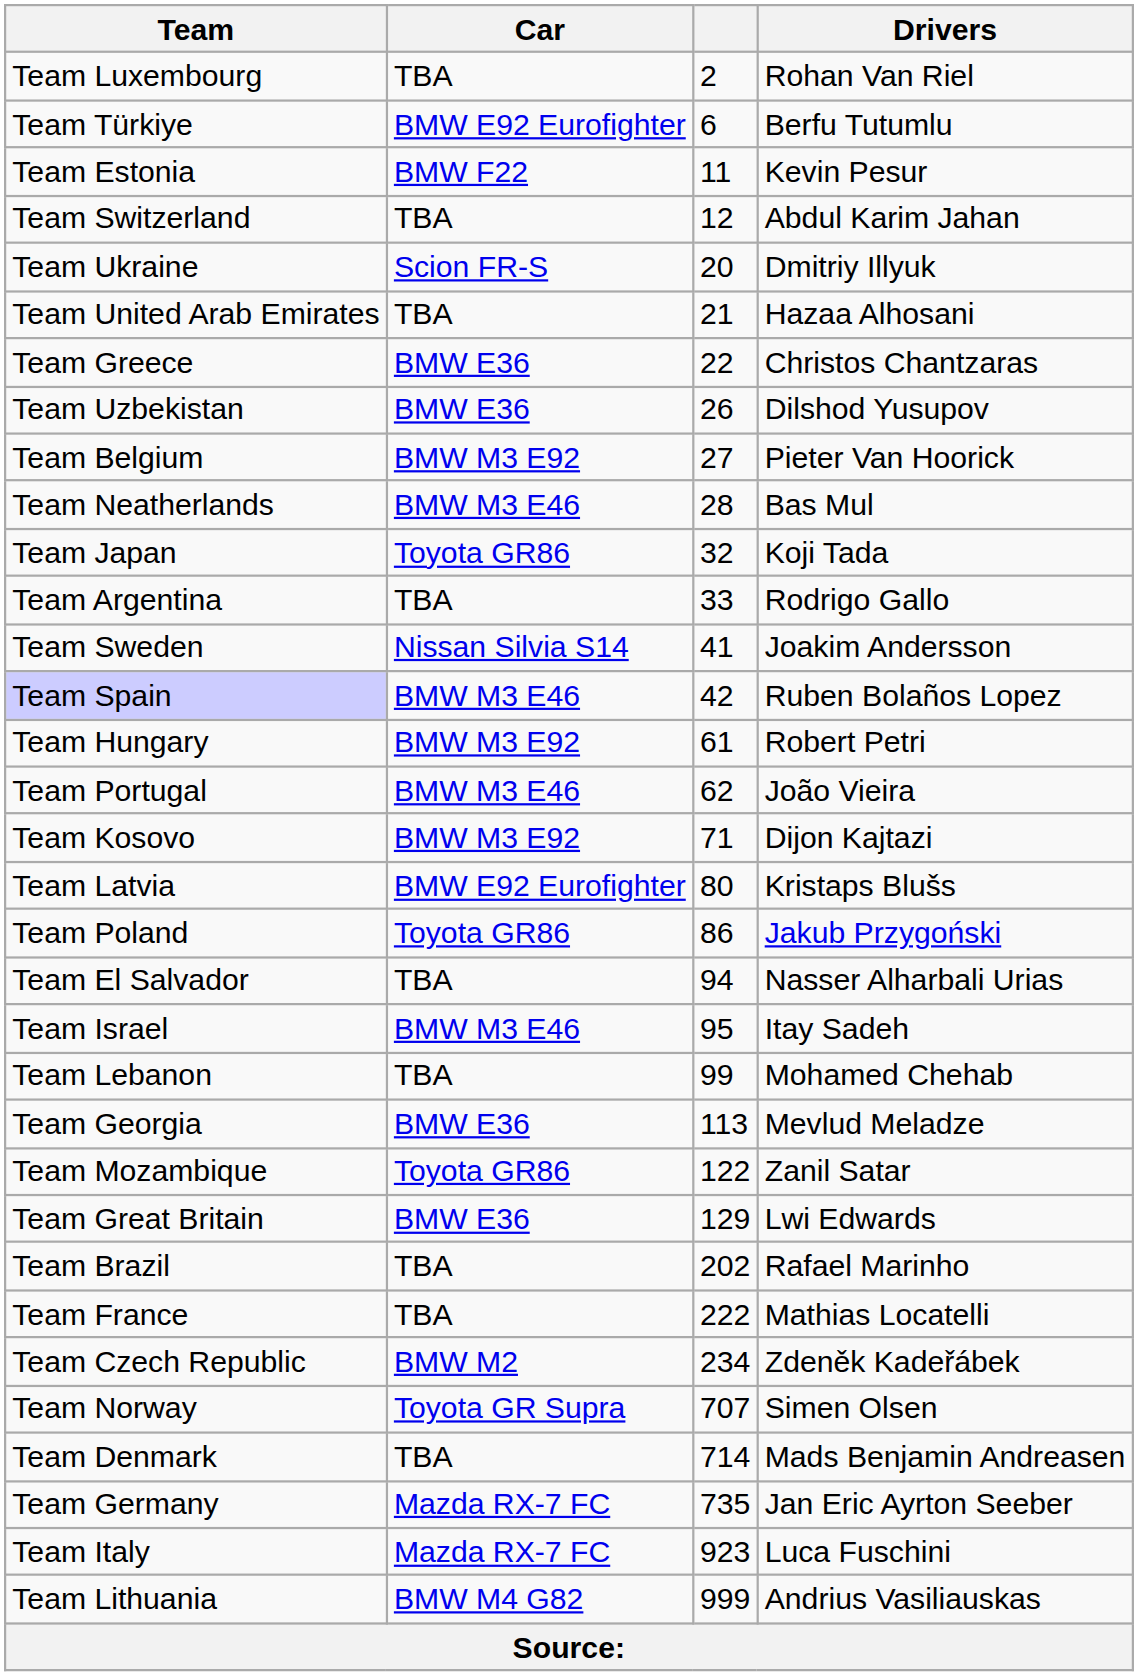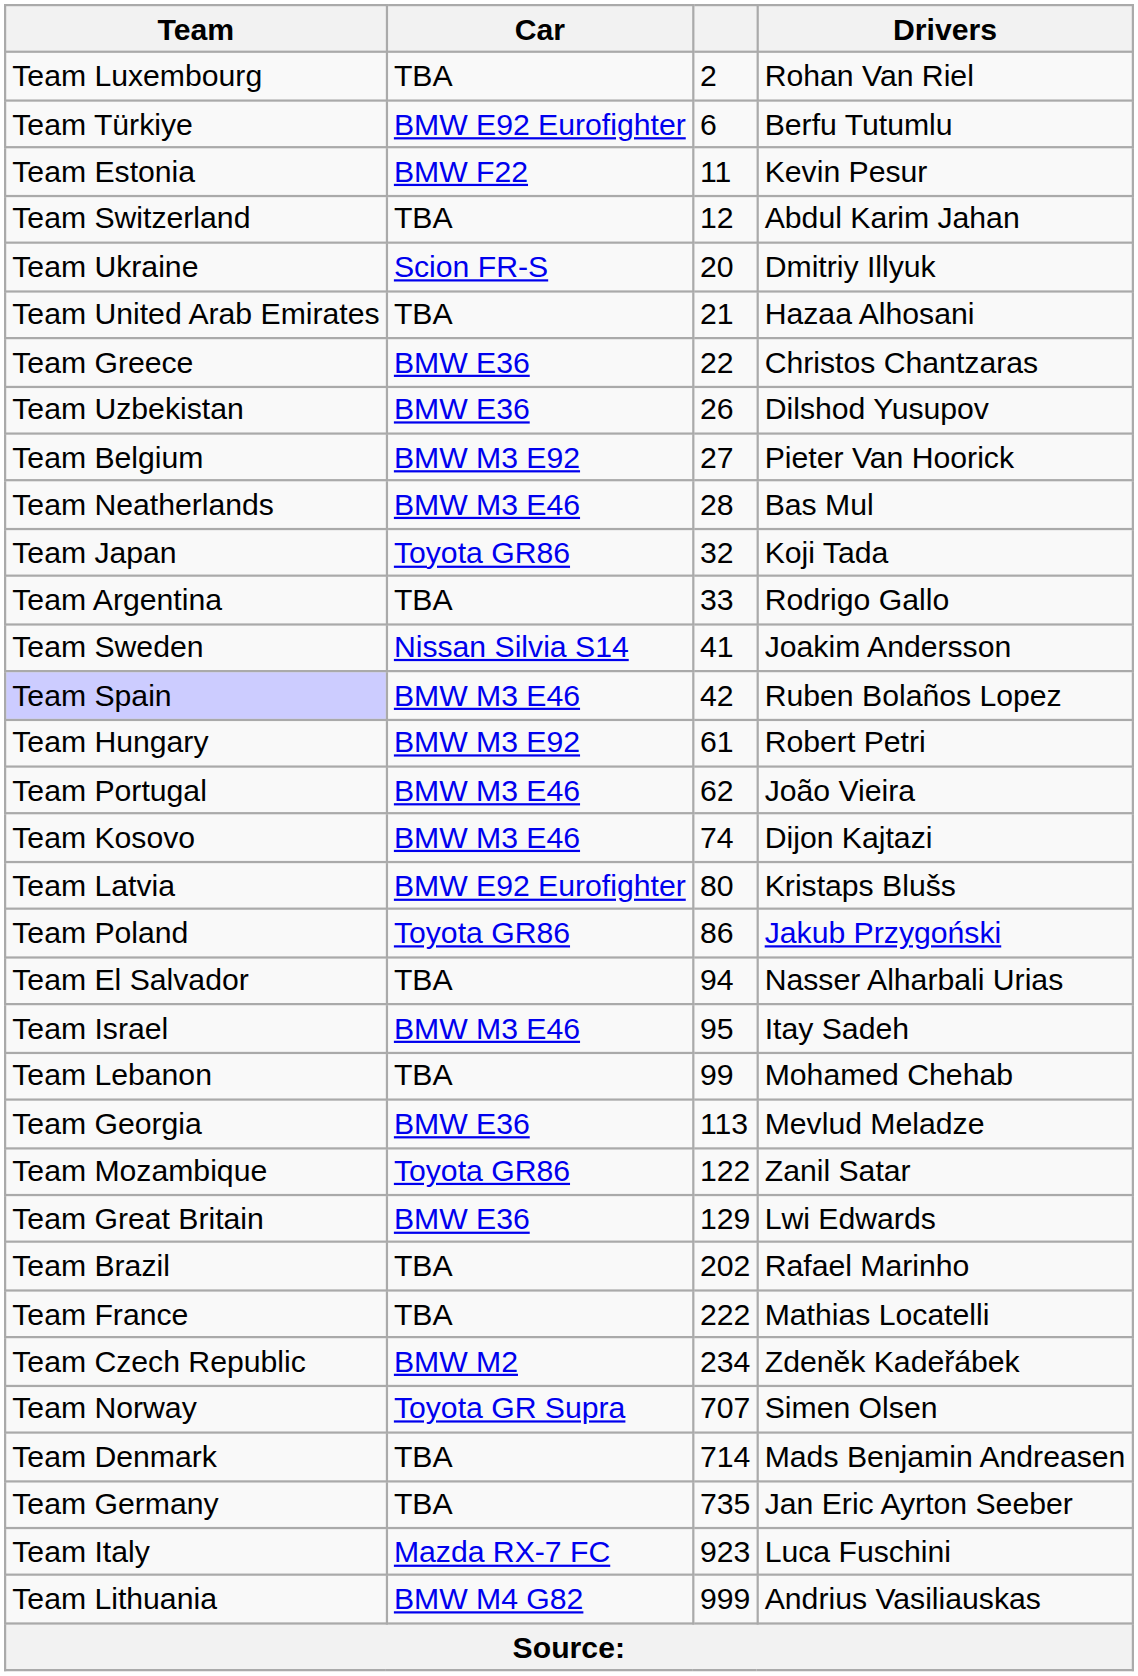(487, 838) BMW M3 E92 -> (487, 838) BMW M3 E46
(717, 838) 71 -> (717, 838) 74
(502, 1504) Mazda RX-7 FC -> (423, 1504) TBA
